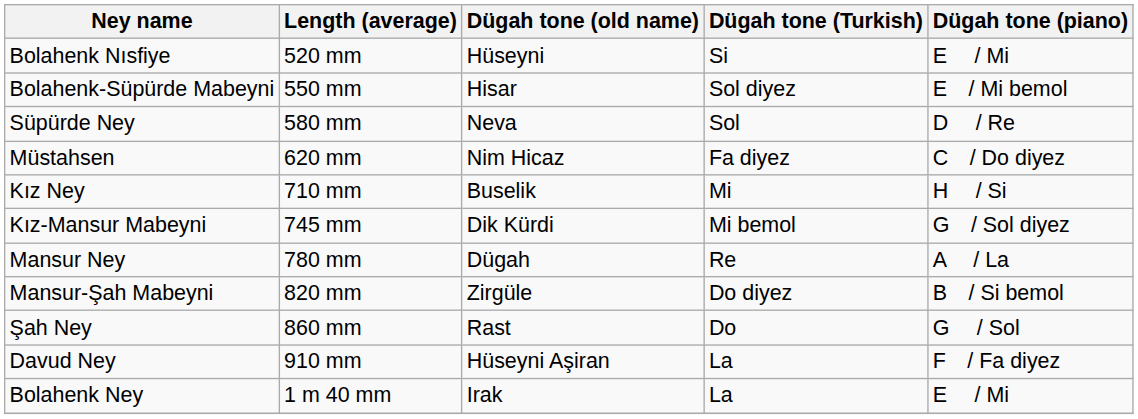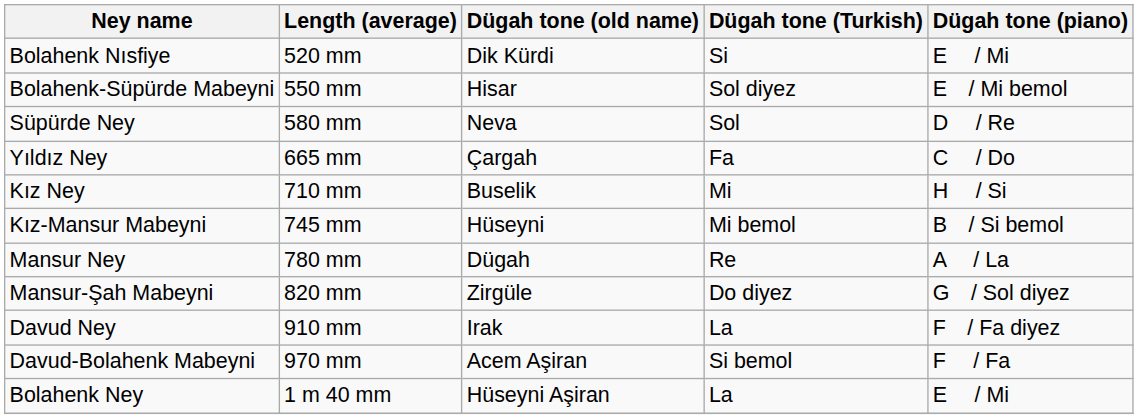(505, 55) Hüseyni -> (510, 55) Dik Kürdi
- row: (62, 157)
+ row: (58, 157)
(510, 225) Dik Kürdi -> (505, 225) Hüseyni
(1001, 225) G / Sol diyez -> (998, 225) B / Si bemol
(998, 293) B / Si bemol -> (1001, 293) G / Sol diyez
- row: (51, 327)
(538, 361) Hüseyni Aşiran -> (485, 327) Irak
+ row: (132, 361)
(485, 395) Irak -> (538, 395) Hüseyni Aşiran
